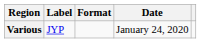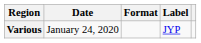columns swapped: (152, 12) <-> (59, 12)
